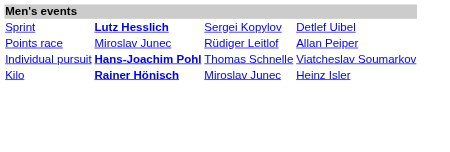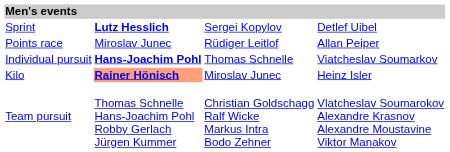(137, 75) no background -> (137, 75) lightsalmon background
+ row: (38, 116)
